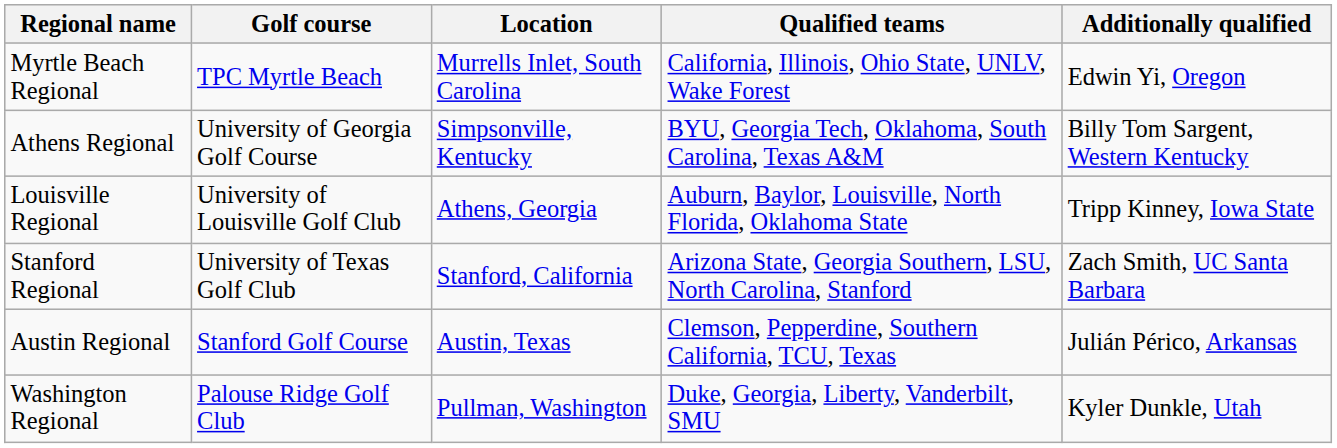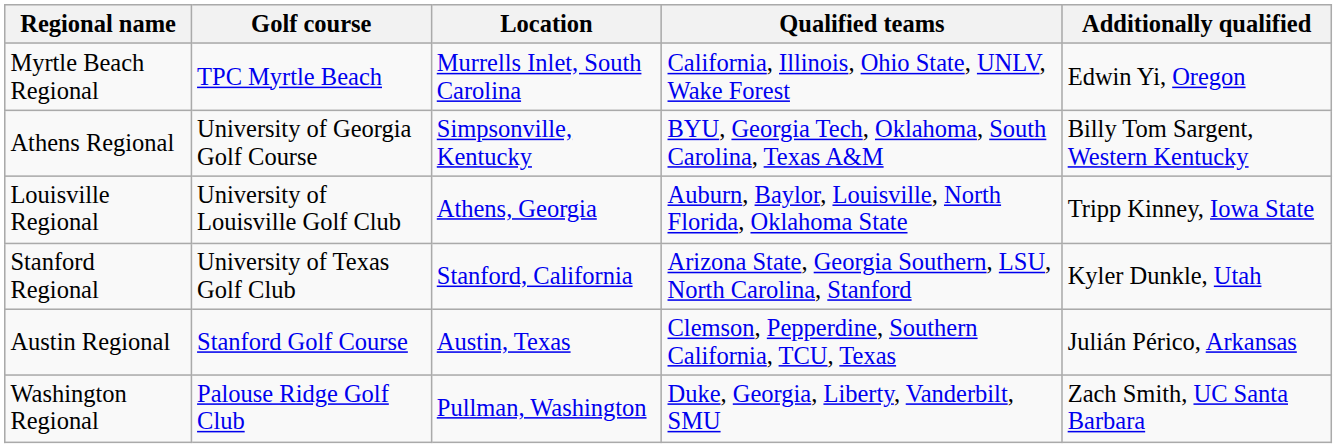(1178, 275) Zach Smith, UC Santa Barbara -> (1165, 275) Kyler Dunkle, Utah
(1165, 408) Kyler Dunkle, Utah -> (1178, 408) Zach Smith, UC Santa Barbara
